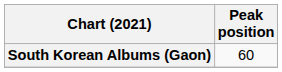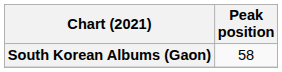(246, 55) 60 -> (246, 55) 58
